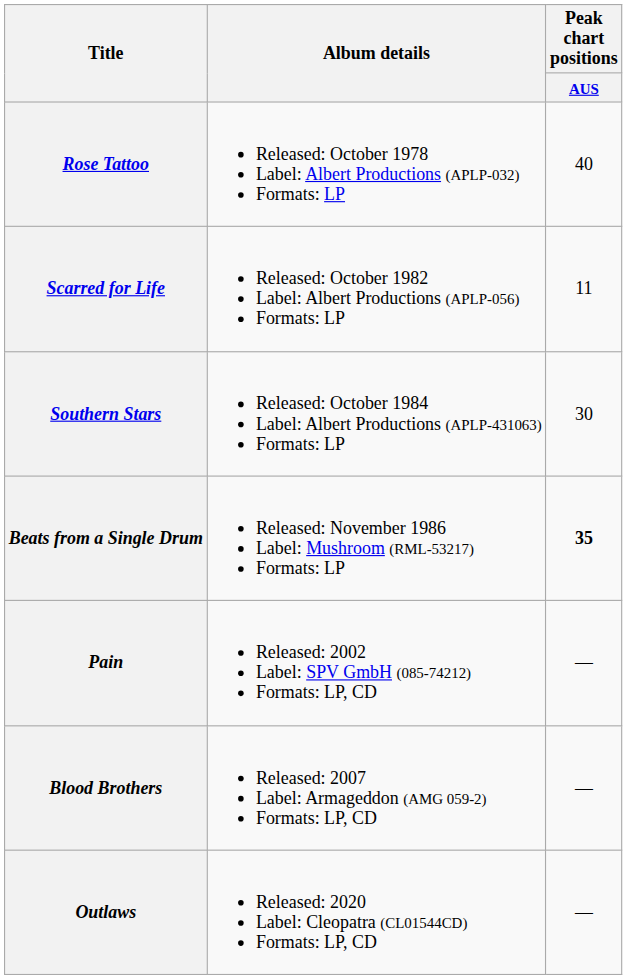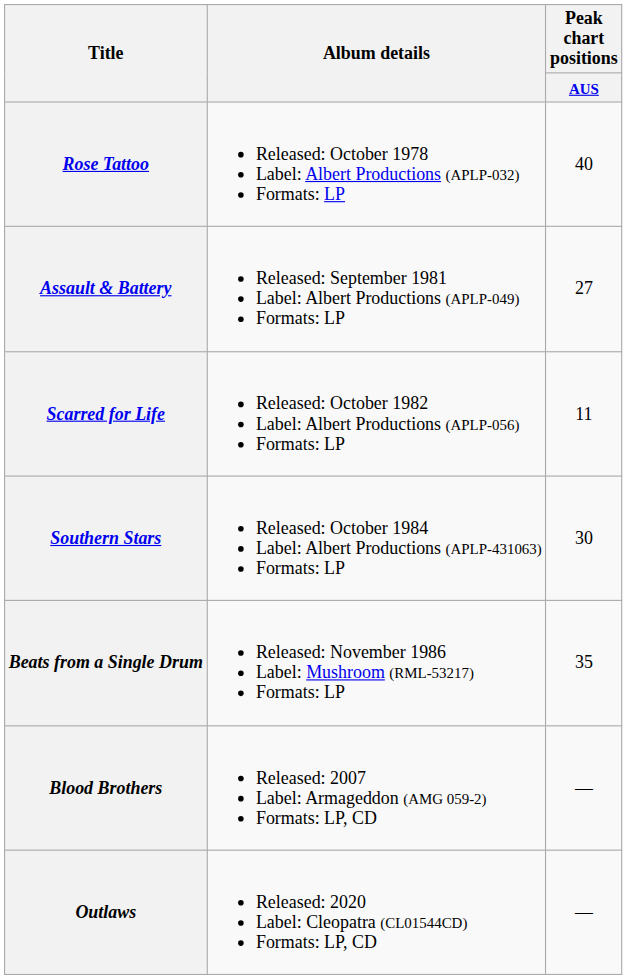+ row: (106, 288)
(584, 538) bold -> (584, 662) normal
- row: (106, 662)
